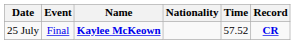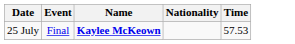- column: (271, 13)
(236, 30) 57.52 -> (236, 30) 57.53
